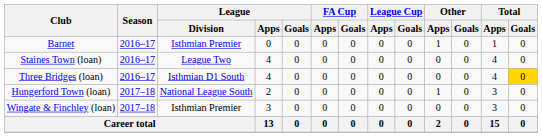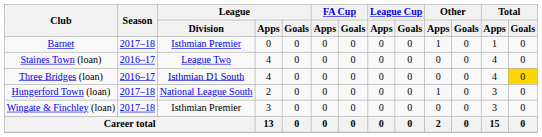(137, 44) 2016–17 -> (137, 44) 2017–18
